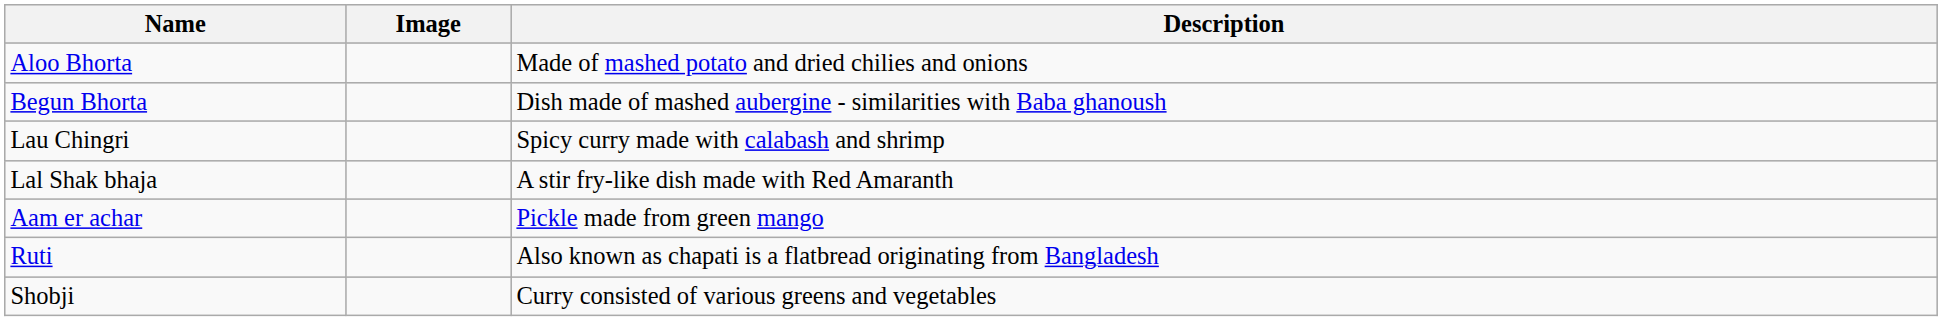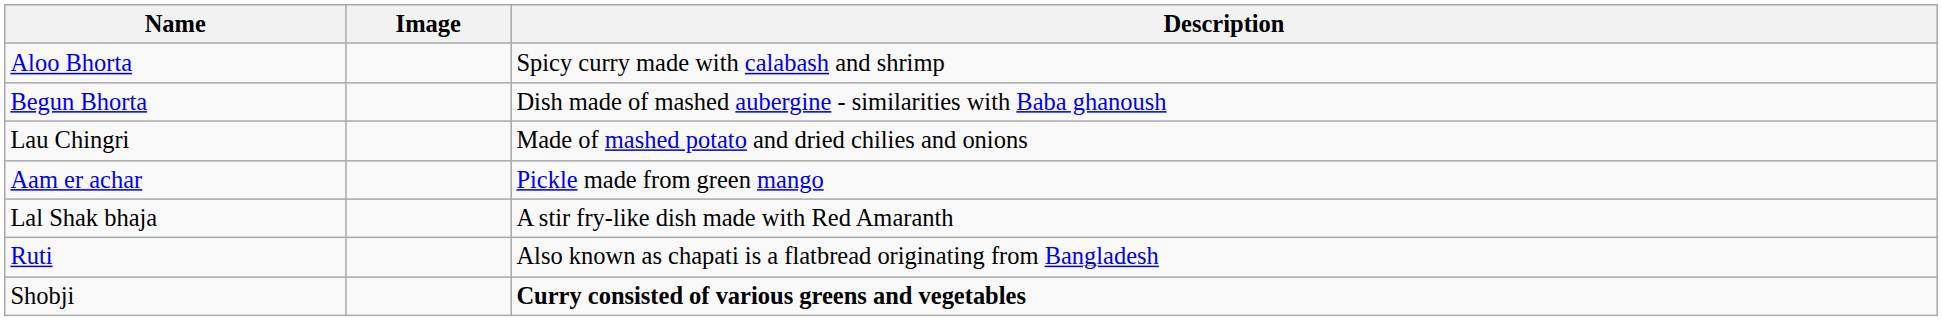(772, 62) Made of mashed potato and dried chilies and onions -> (731, 62) Spicy curry made with calabash and shrimp
(731, 140) Spicy curry made with calabash and shrimp -> (772, 140) Made of mashed potato and dried chilies and onions
rows swapped: (84, 179) <-> (76, 218)
(756, 295) normal -> (771, 295) bold
